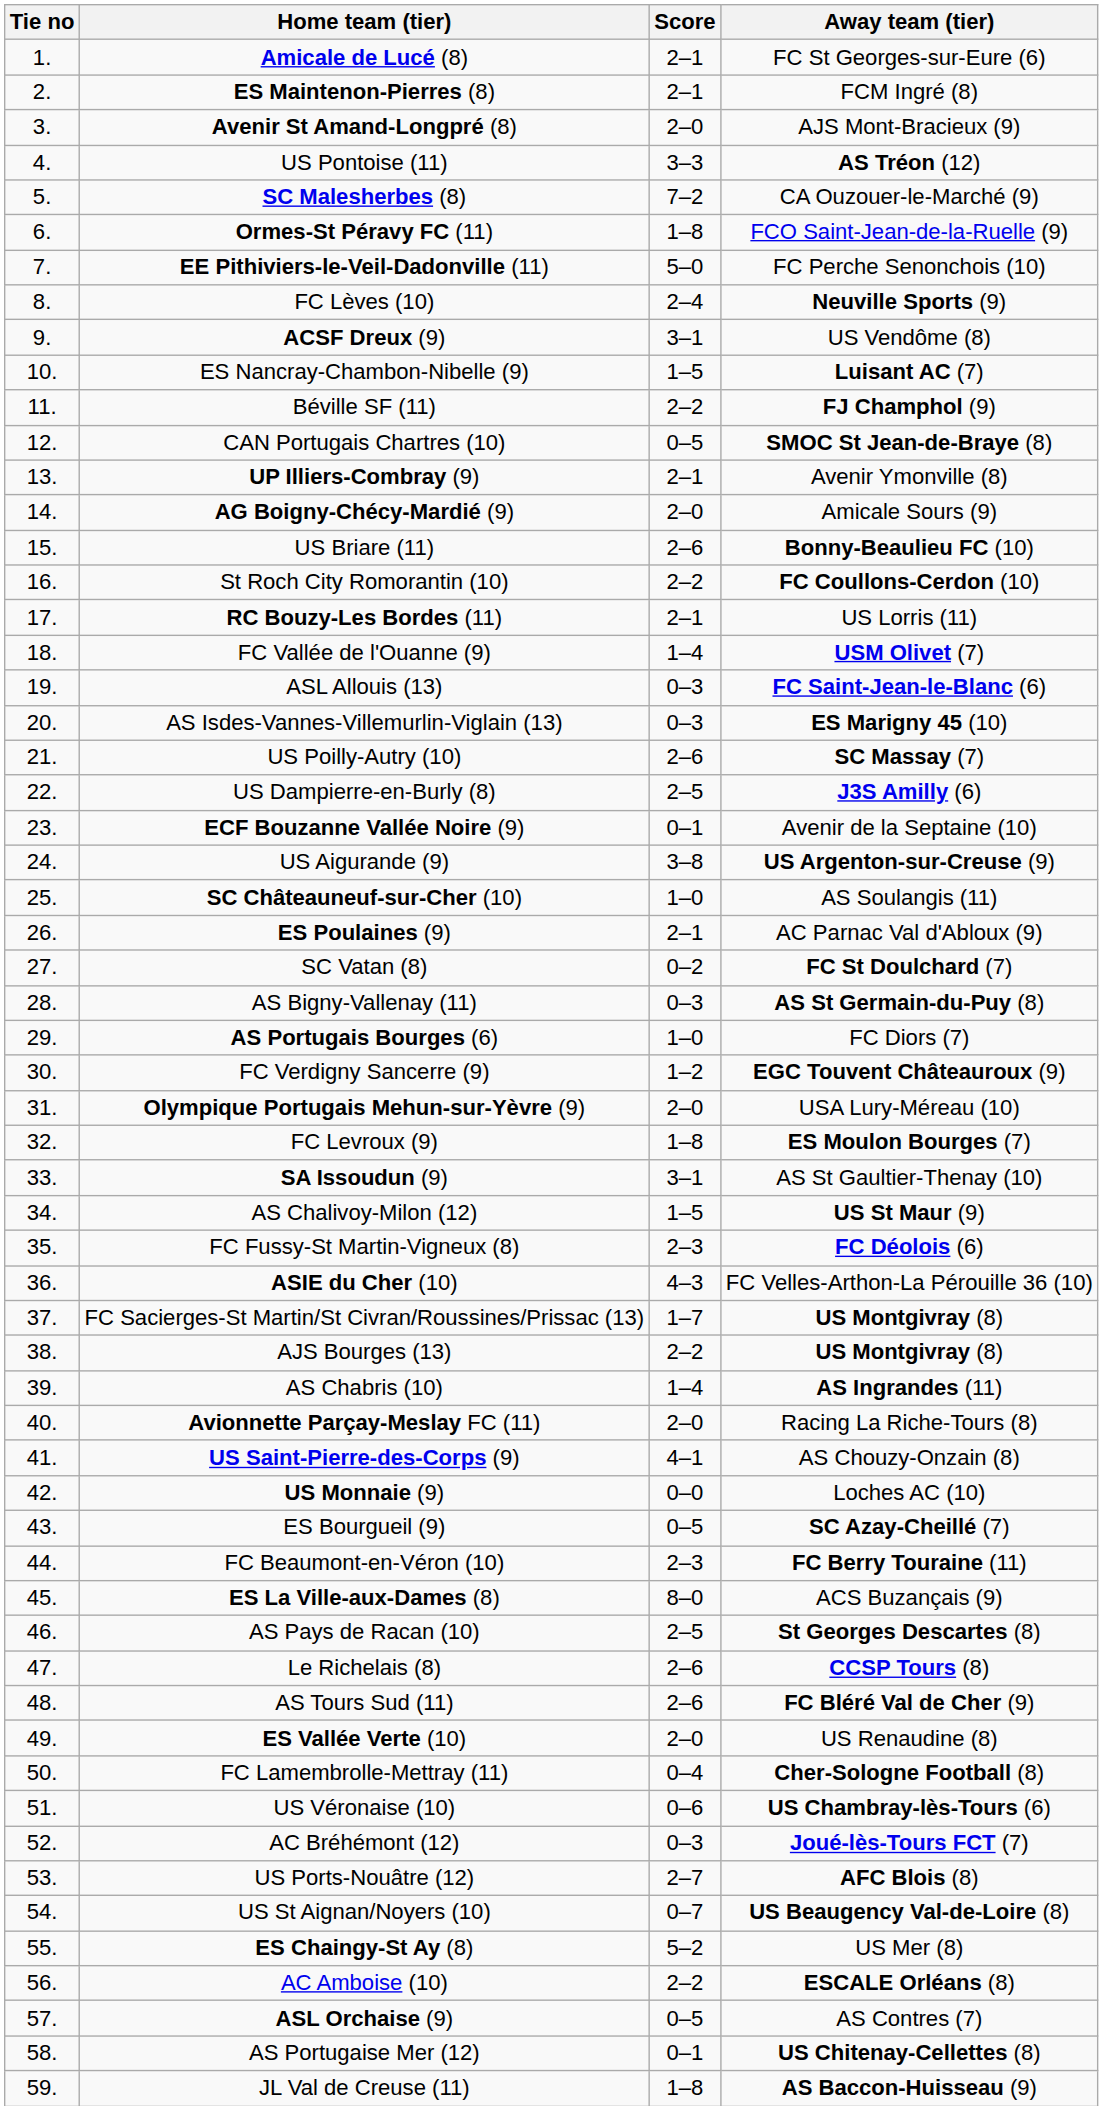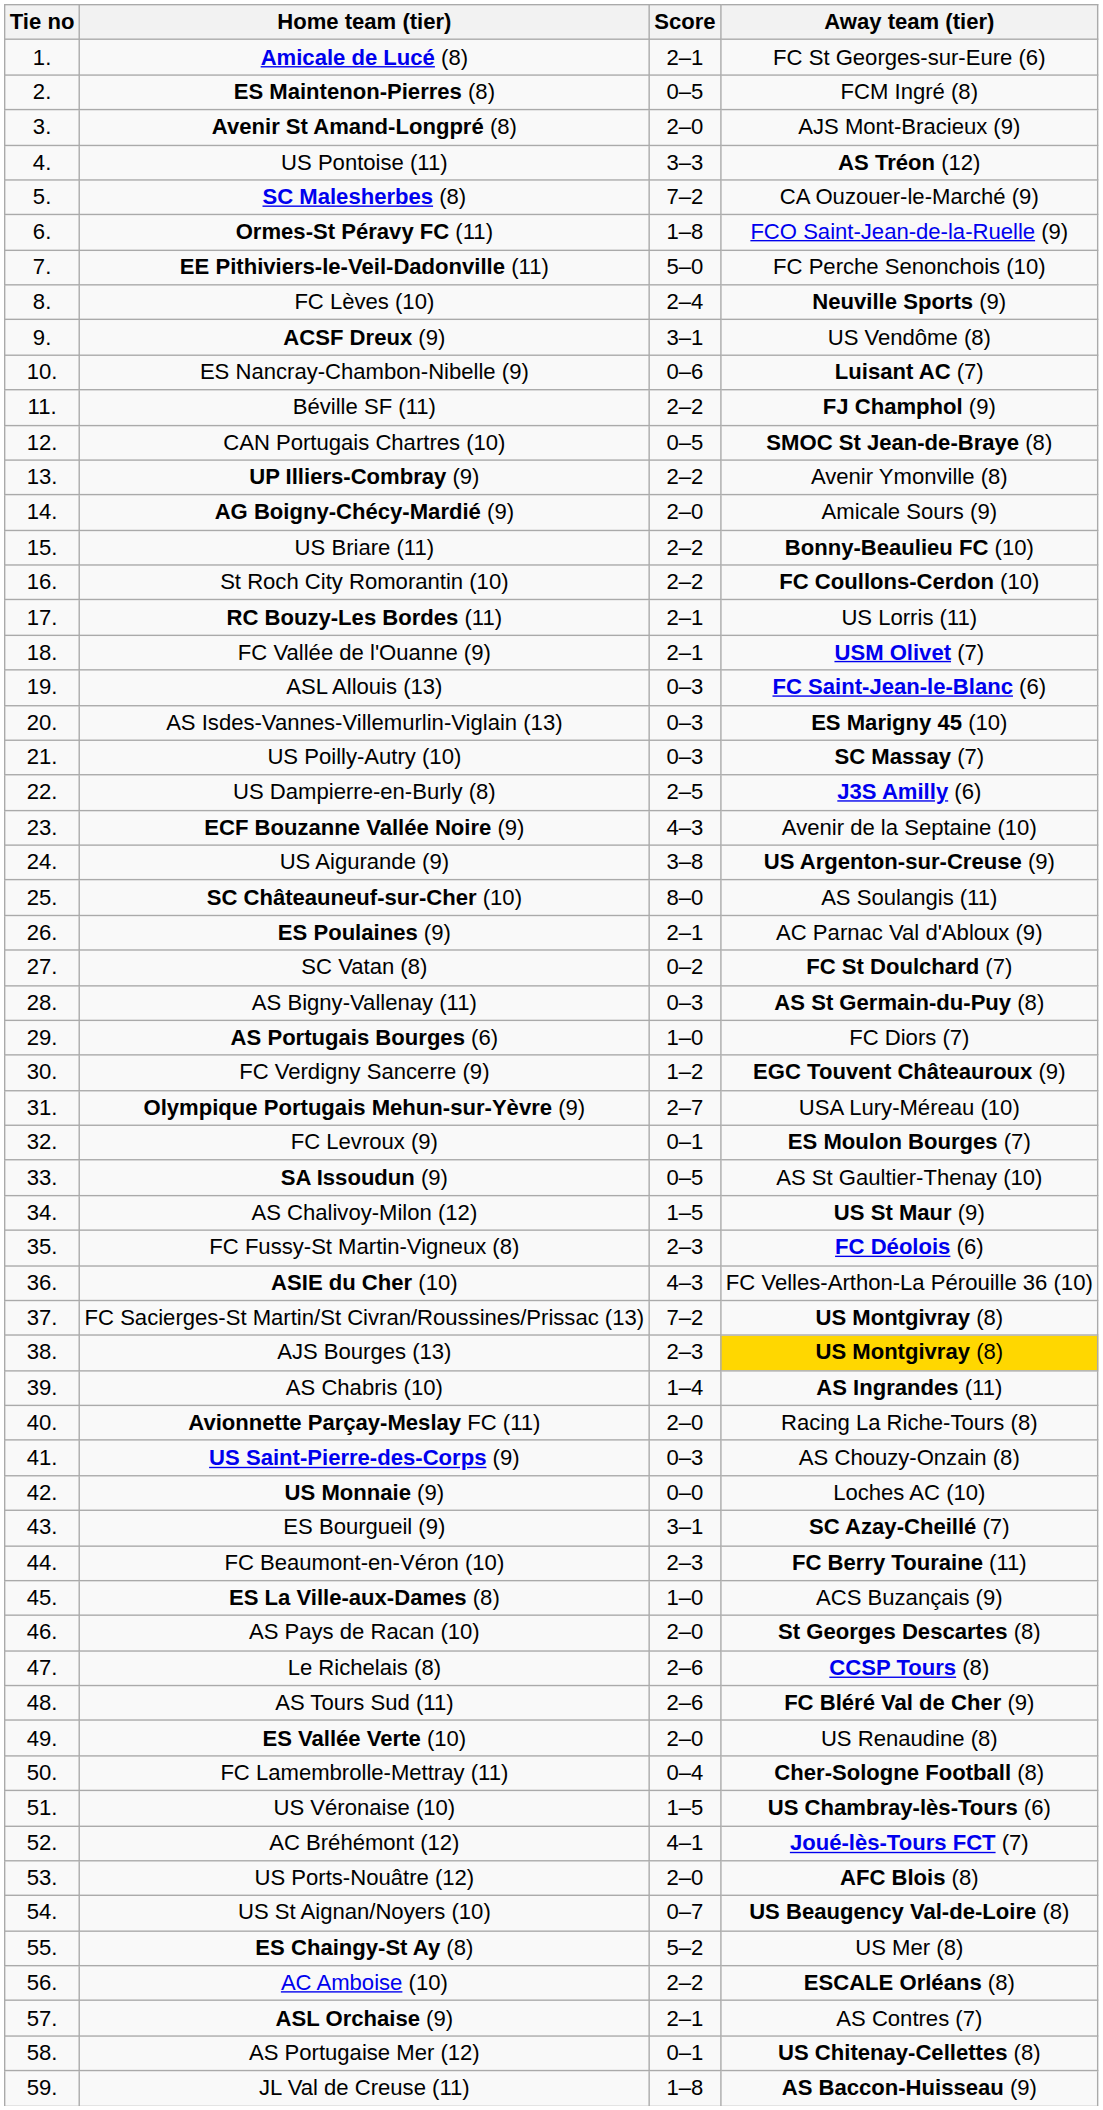(685, 92) 2–1 -> (685, 92) 0–5
(685, 372) 1–5 -> (685, 372) 0–6
(685, 477) 2–1 -> (685, 477) 2–2
(685, 547) 2–6 -> (685, 547) 2–2
(685, 652) 1–4 -> (685, 652) 2–1
(685, 757) 2–6 -> (685, 757) 0–3
(685, 827) 0–1 -> (685, 827) 4–3
(685, 897) 1–0 -> (685, 897) 8–0
(685, 1107) 2–0 -> (685, 1107) 2–7
(685, 1142) 1–8 -> (685, 1142) 0–1
(685, 1177) 3–1 -> (685, 1177) 0–5
(685, 1317) 1–7 -> (685, 1317) 7–2
(685, 1352) 2–2 -> (685, 1352) 2–3
(909, 1352) no background -> (909, 1352) gold background
(685, 1457) 4–1 -> (685, 1457) 0–3
(685, 1527) 0–5 -> (685, 1527) 3–1
(685, 1597) 8–0 -> (685, 1597) 1–0
(685, 1632) 2–5 -> (685, 1632) 2–0
(685, 1807) 0–6 -> (685, 1807) 1–5
(685, 1842) 0–3 -> (685, 1842) 4–1
(685, 1877) 2–7 -> (685, 1877) 2–0
(685, 2018) 0–5 -> (685, 2018) 2–1
